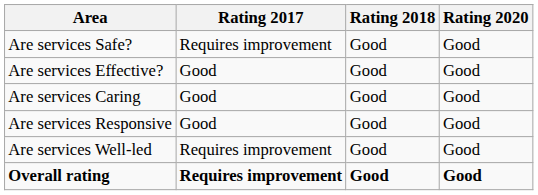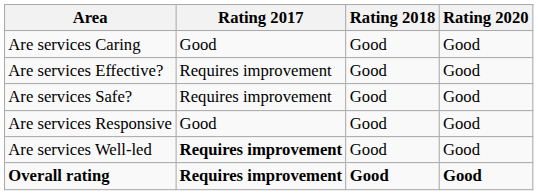rows swapped: (70, 44) <-> (74, 96)
(198, 70) Good -> (256, 70) Requires improvement
(256, 149) normal -> (261, 149) bold
